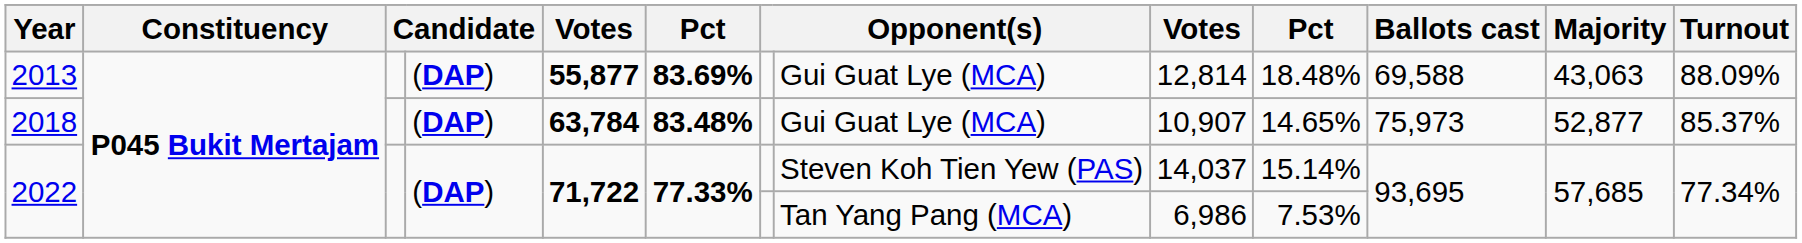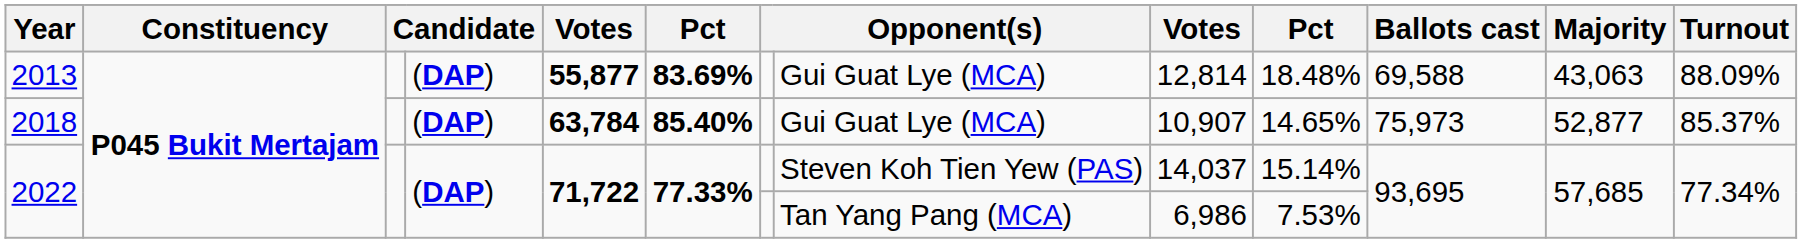(703, 122) 83.48% -> (703, 122) 85.40%
